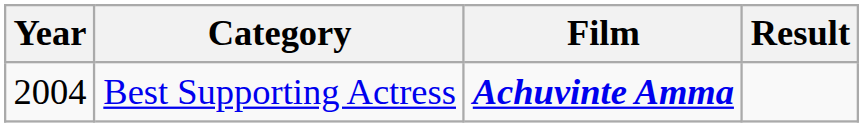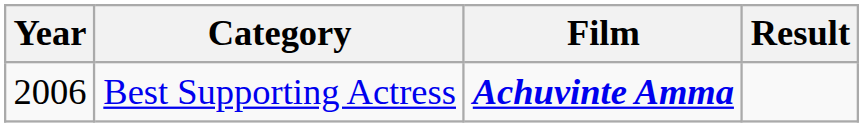(50, 91) 2004 -> (50, 91) 2006
